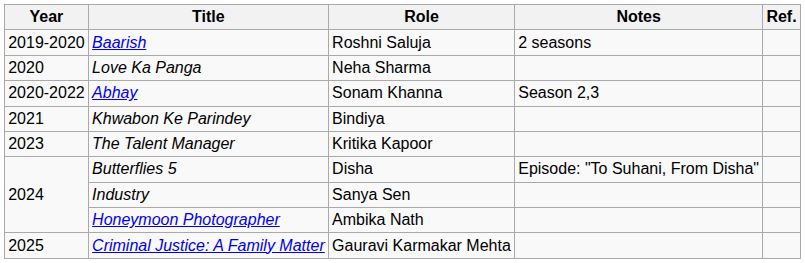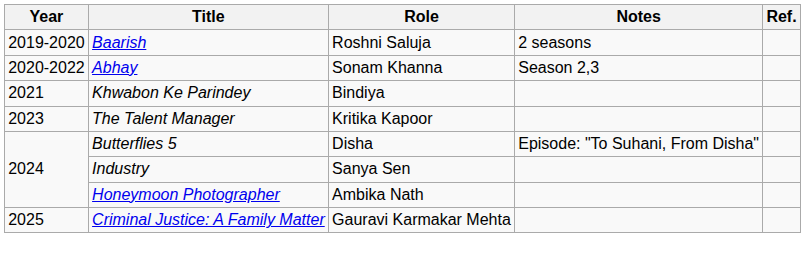- row: (147, 67)
